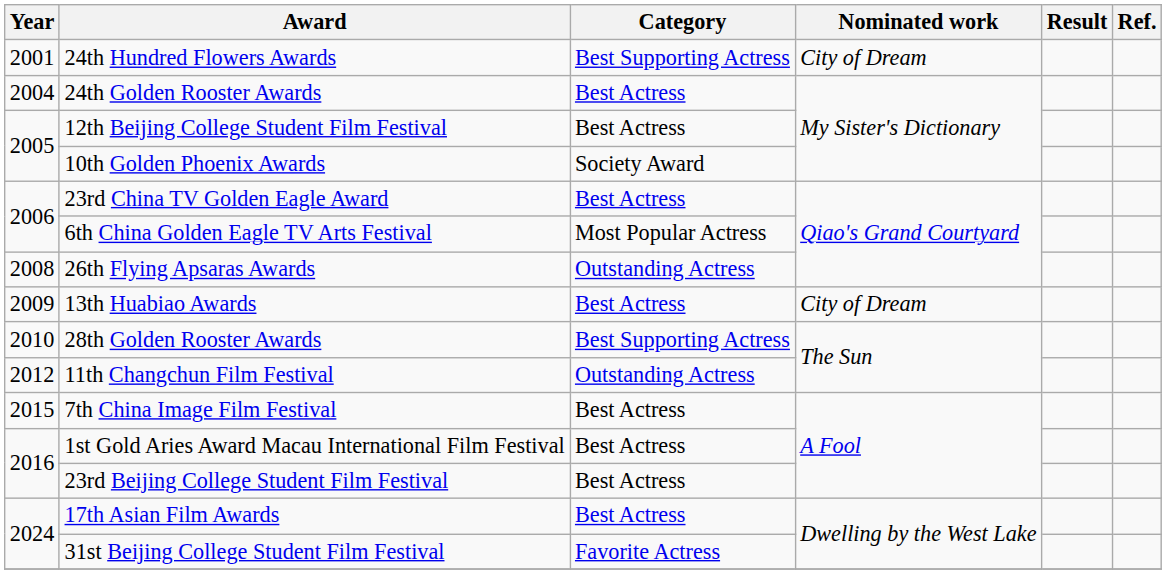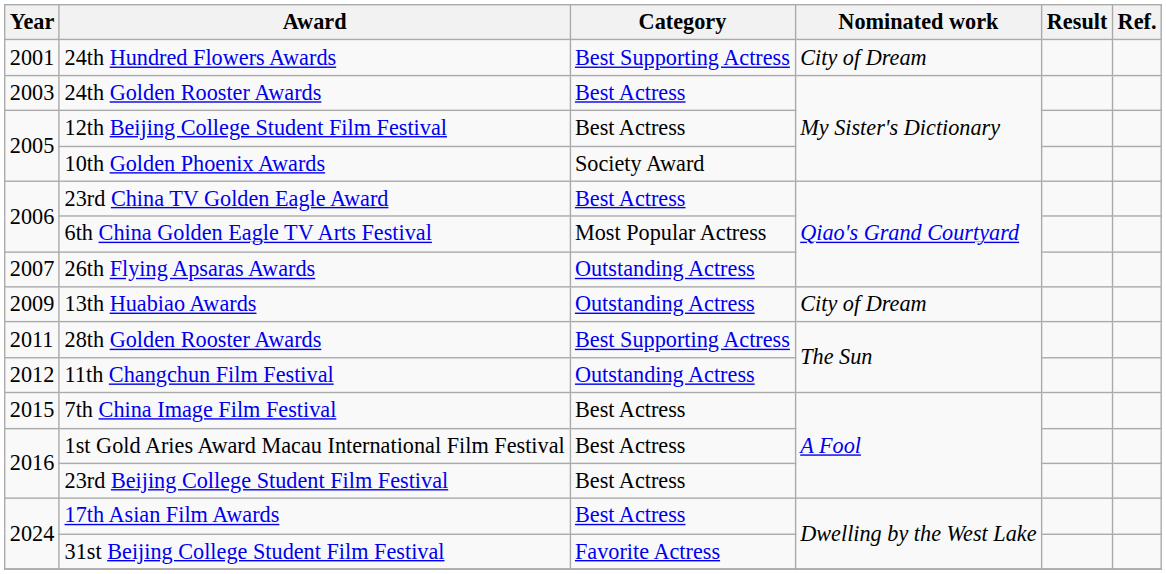(32, 92) 2004 -> (32, 92) 2003
(32, 269) 2008 -> (32, 269) 2007
(630, 304) Best Actress -> (665, 304) Outstanding Actress
(32, 339) 2010 -> (32, 339) 2011
